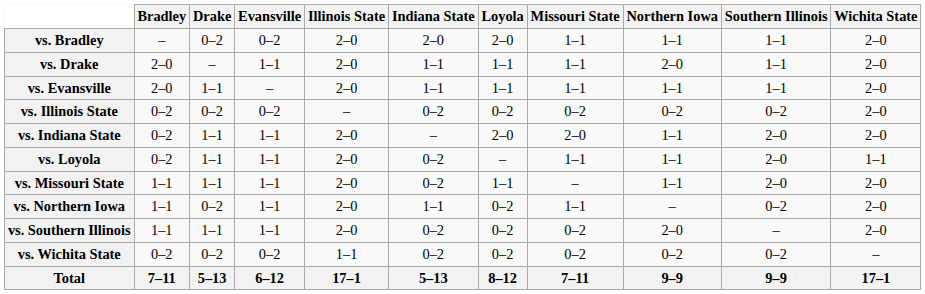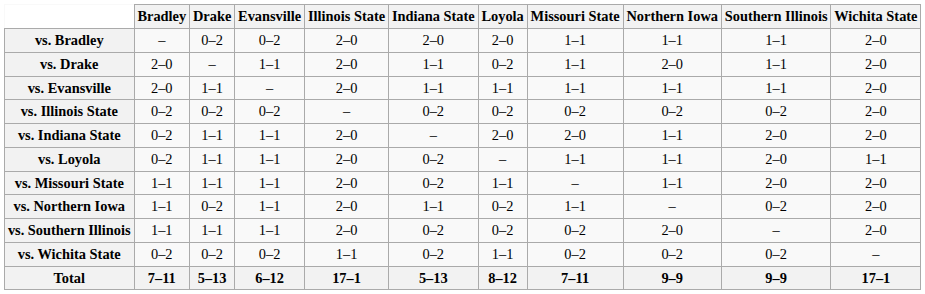(503, 64) 1–1 -> (503, 64) 0–2
(503, 254) 0–2 -> (503, 254) 1–1
